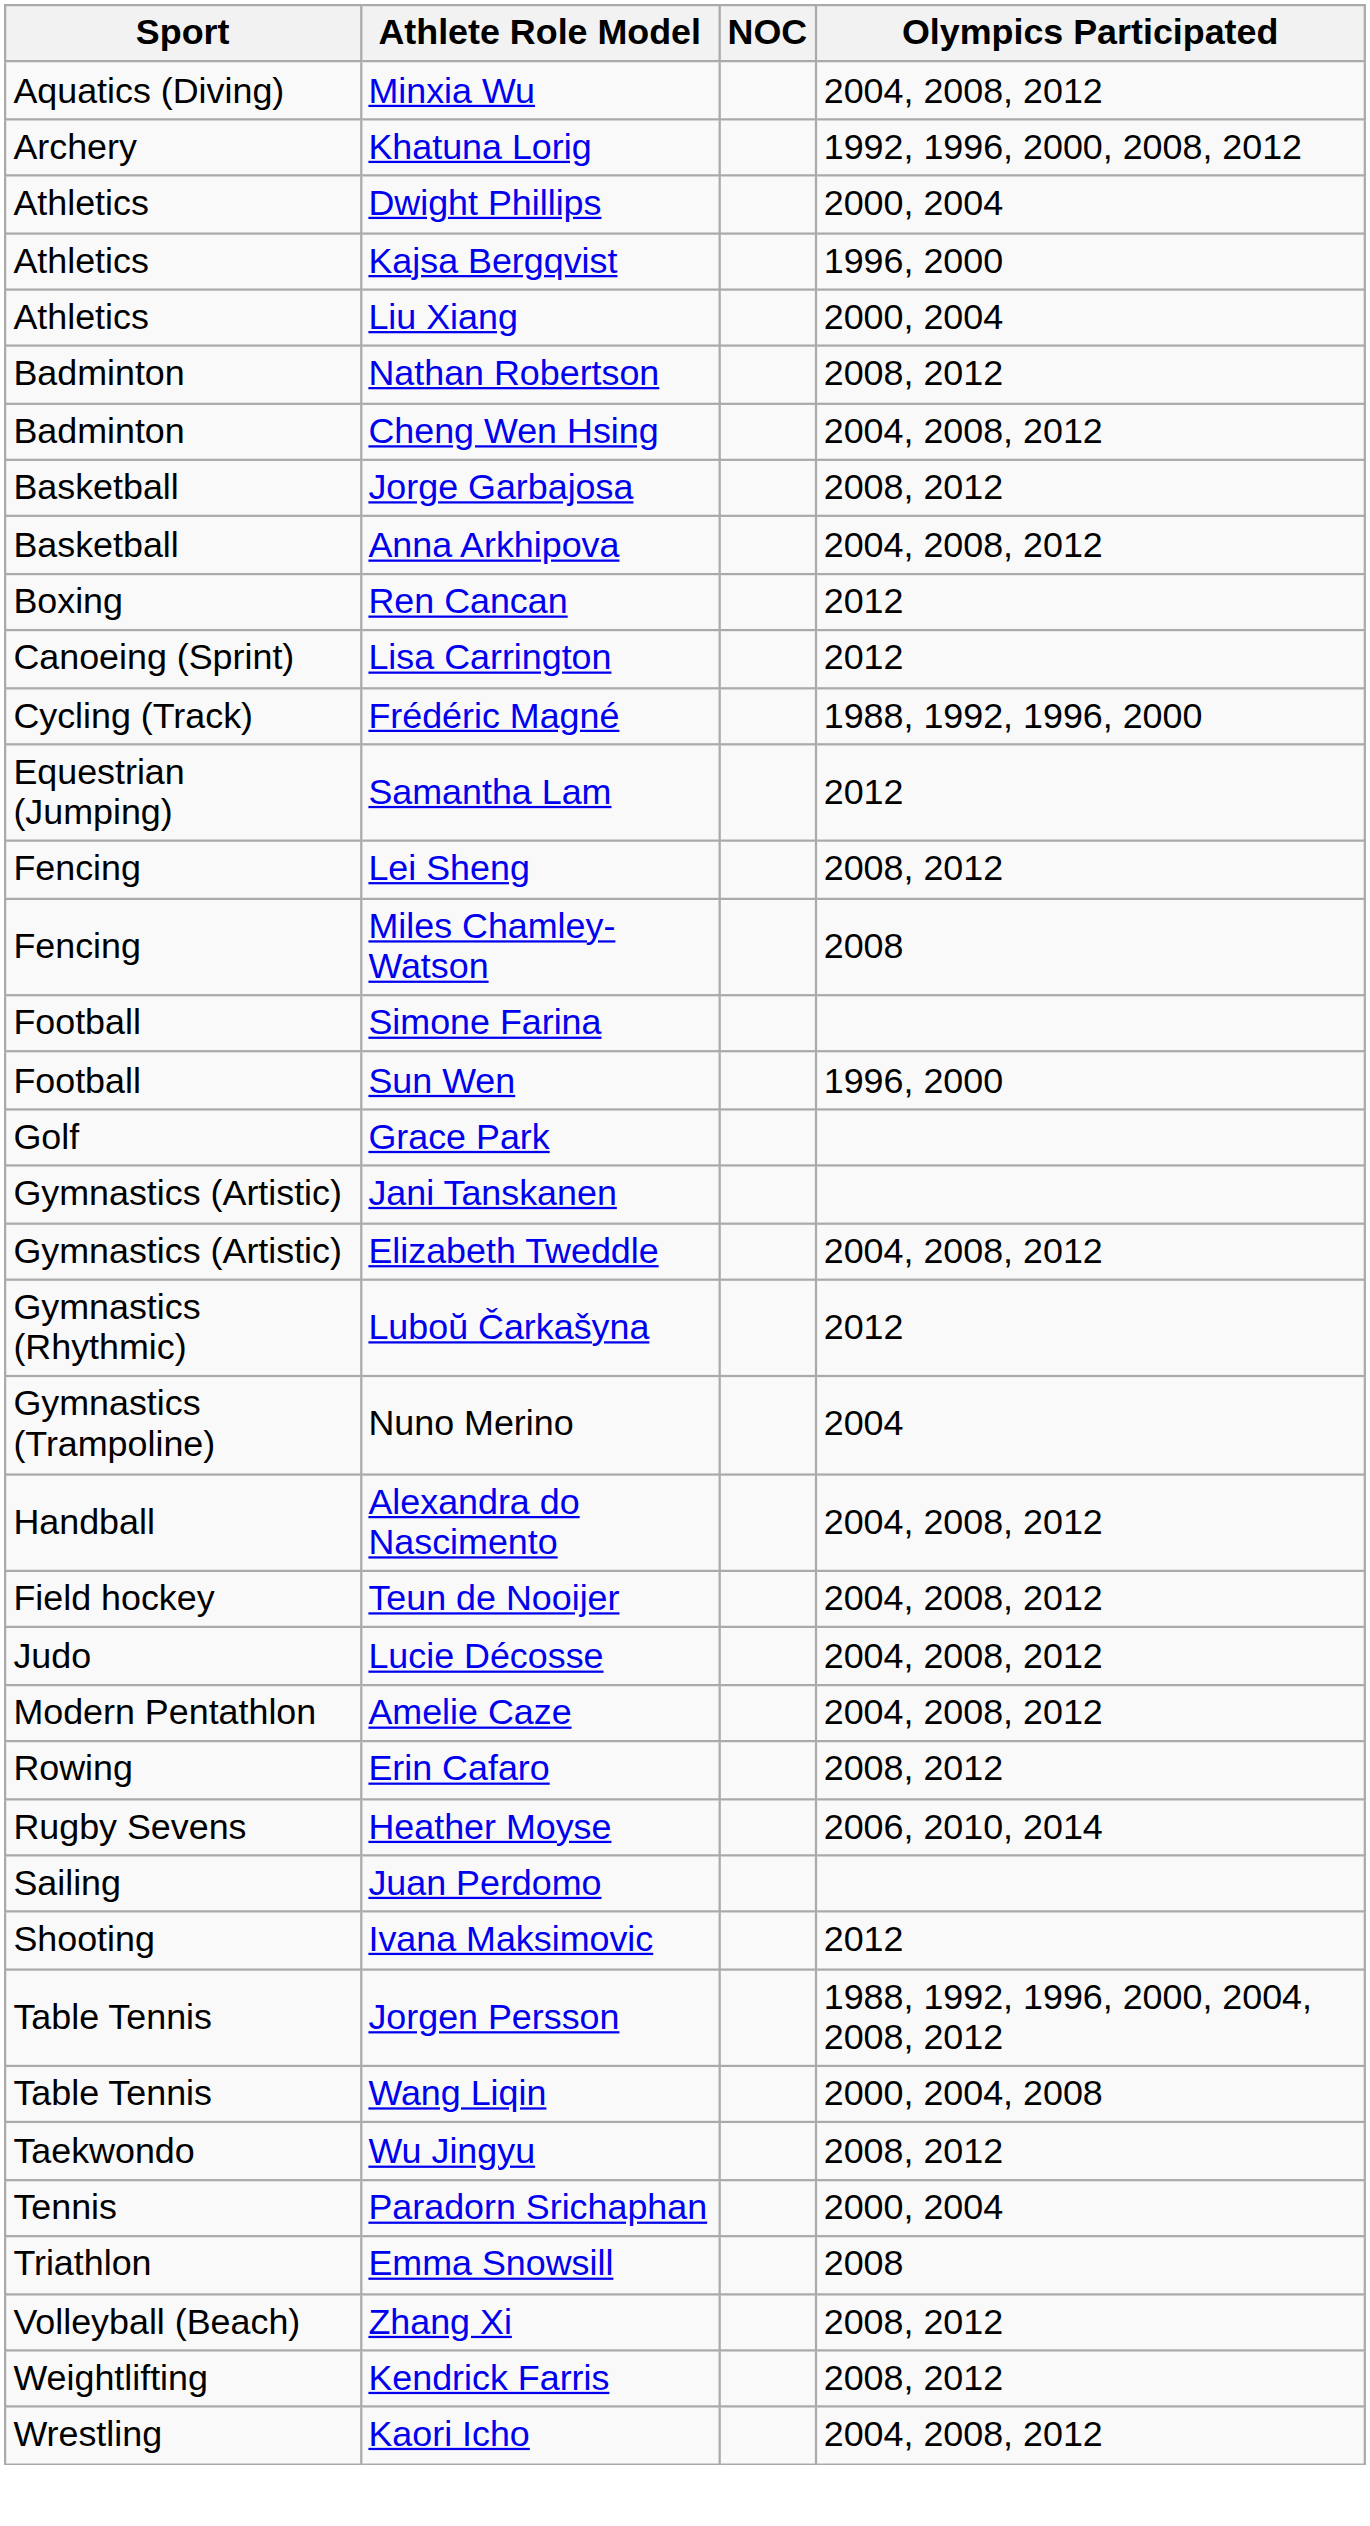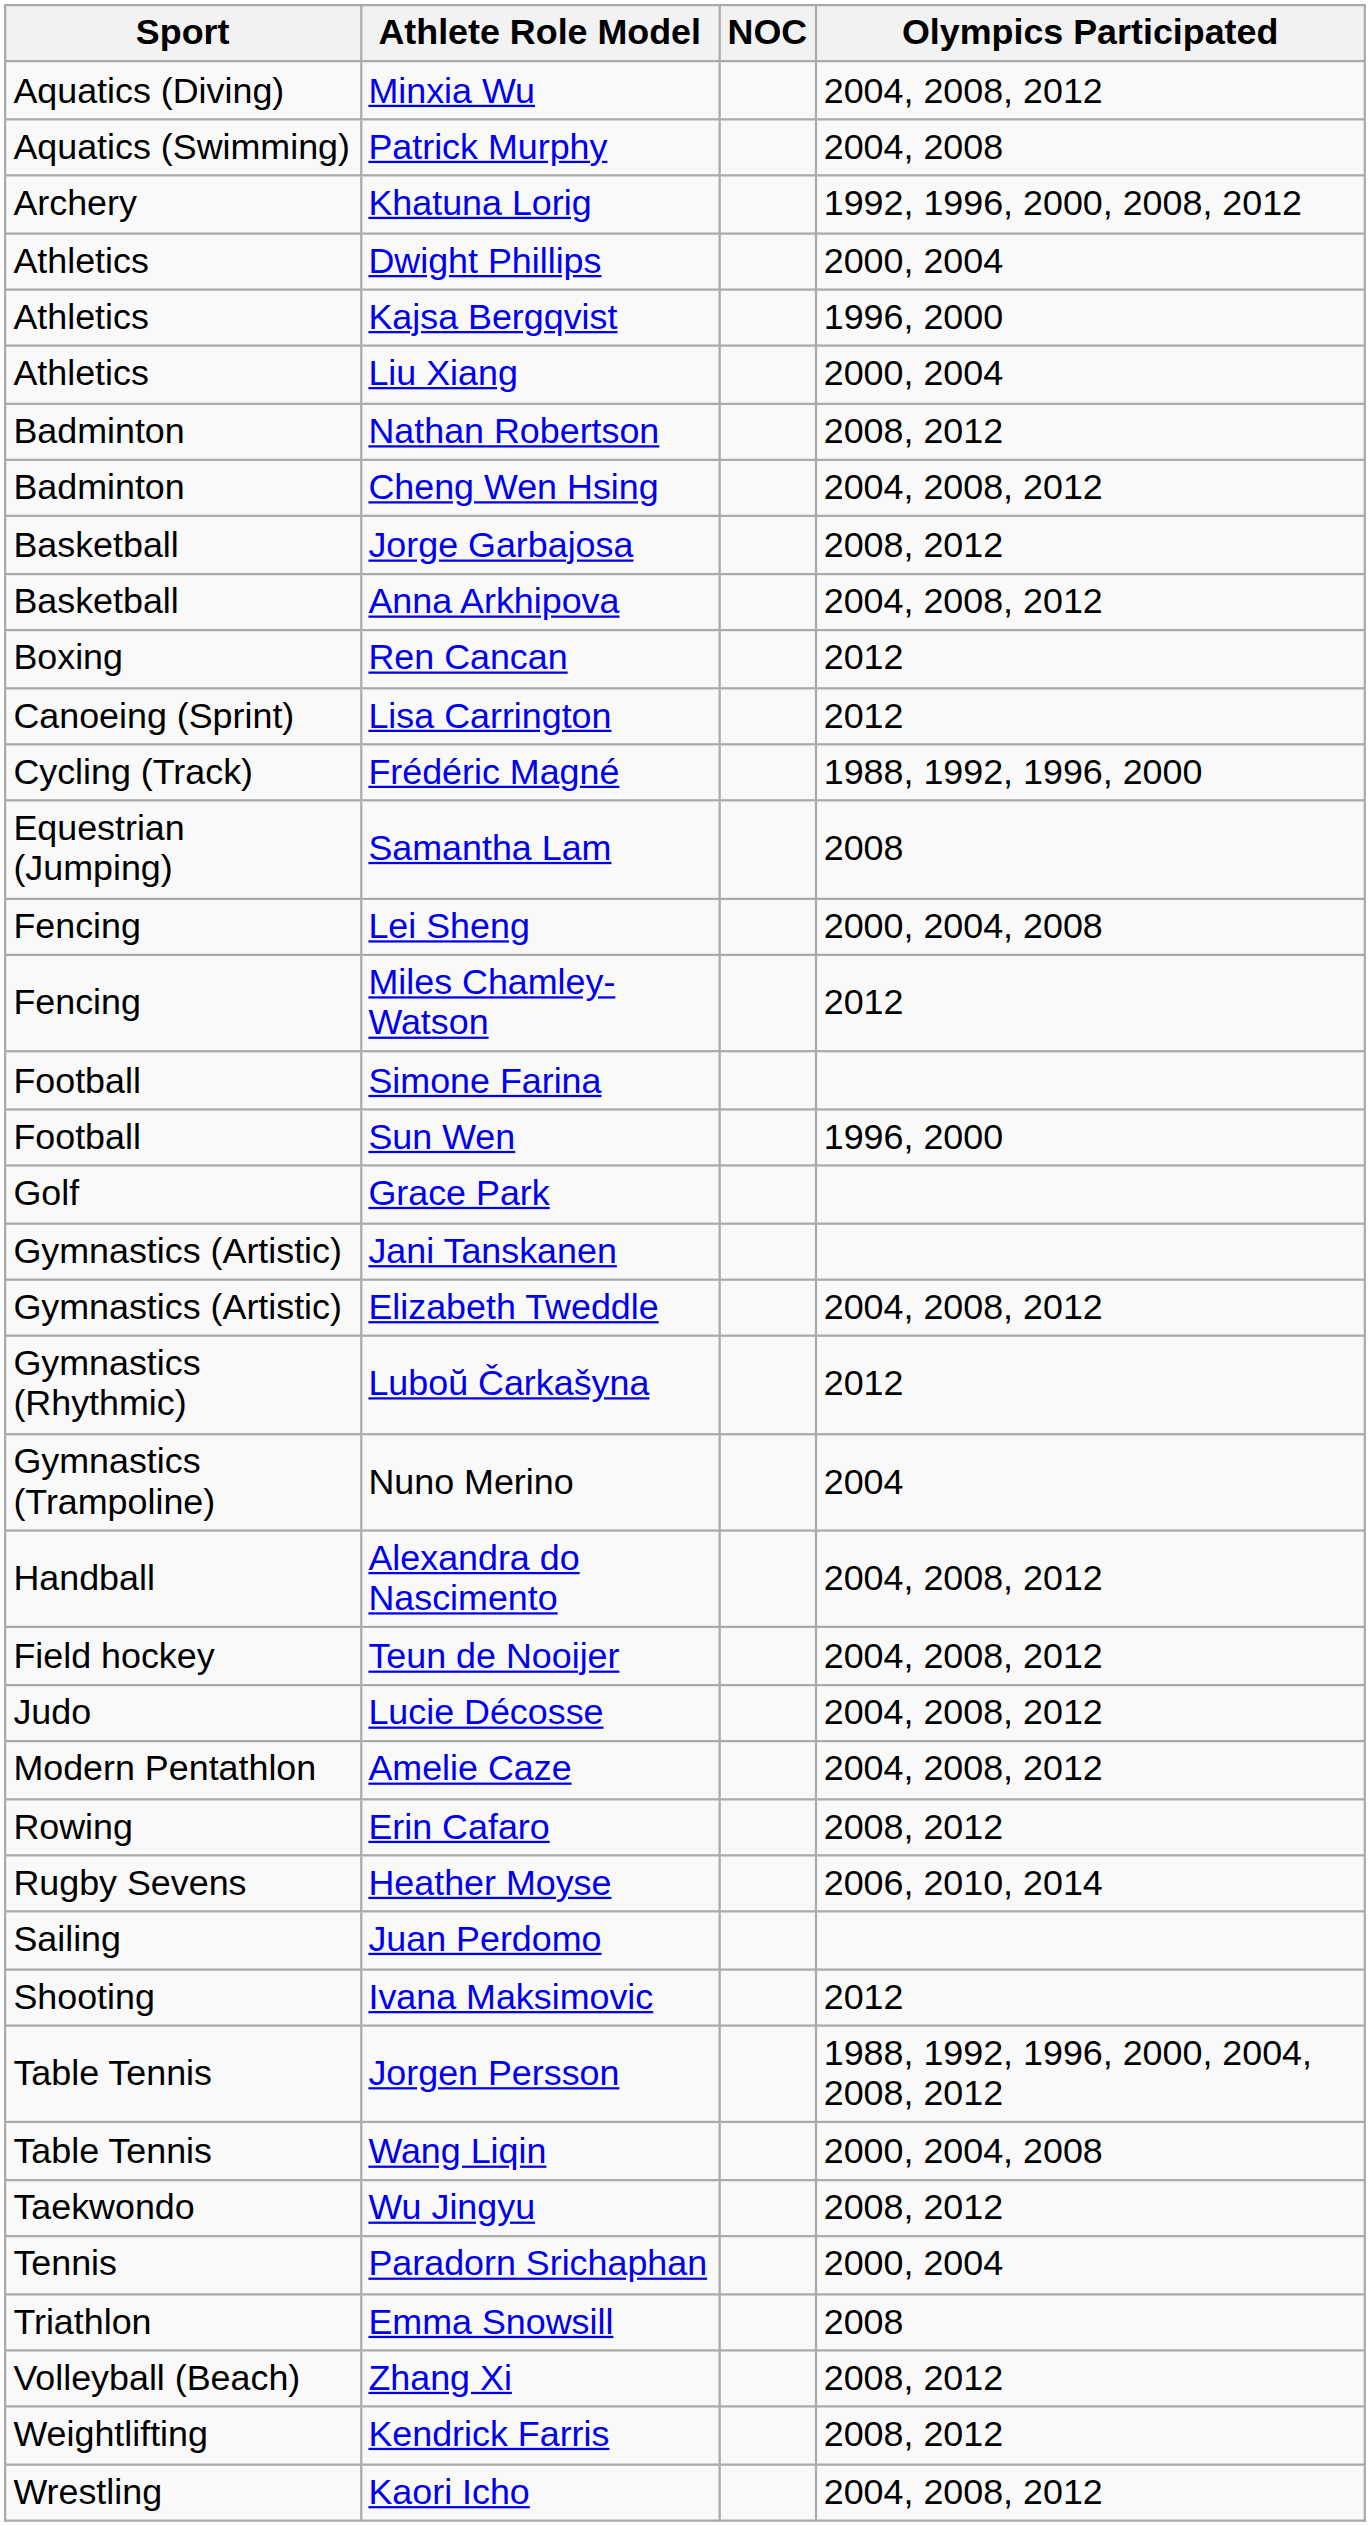+ row: (488, 146)
(864, 792) 2012 -> (864, 848) 2008
(913, 868) 2008, 2012 -> (963, 925) 2000, 2004, 2008
(864, 946) 2008 -> (864, 1002) 2012
